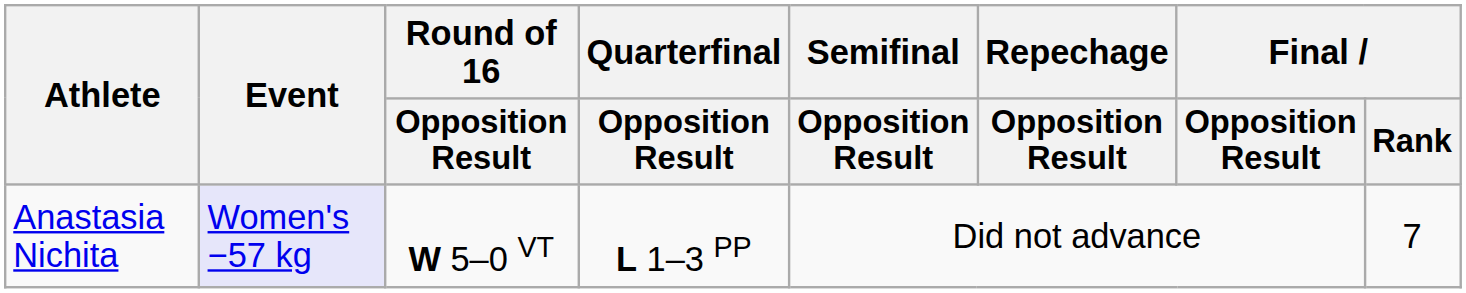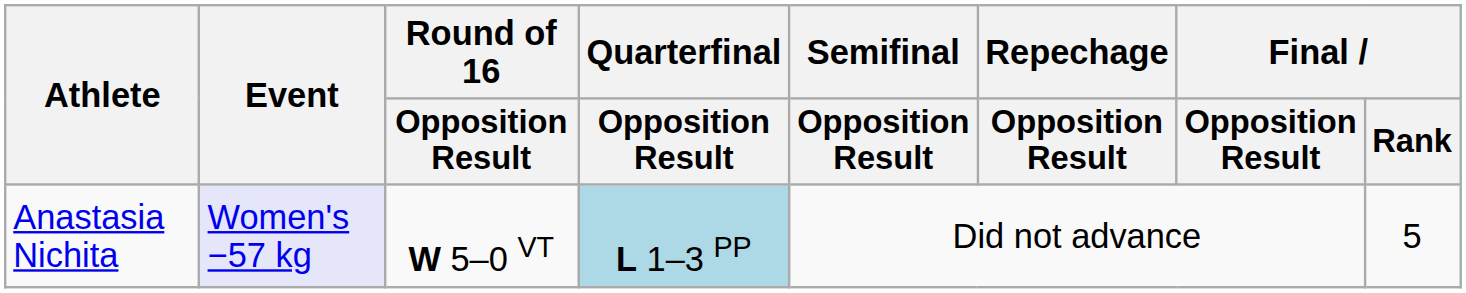(684, 255) no background -> (684, 255) lightblue background
(1412, 236) 7 -> (1412, 236) 5
